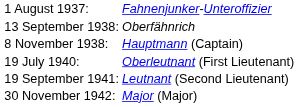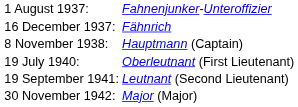+ row: (60, 26)
- row: (62, 26)
